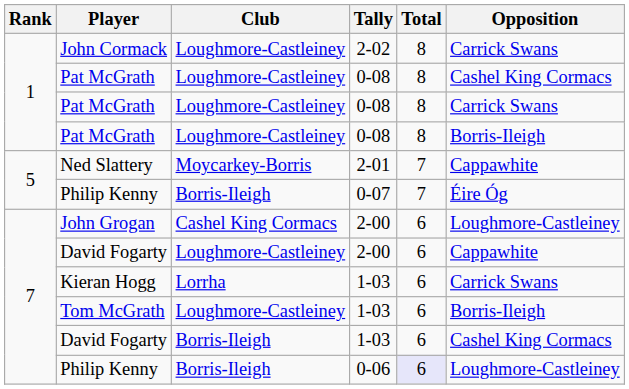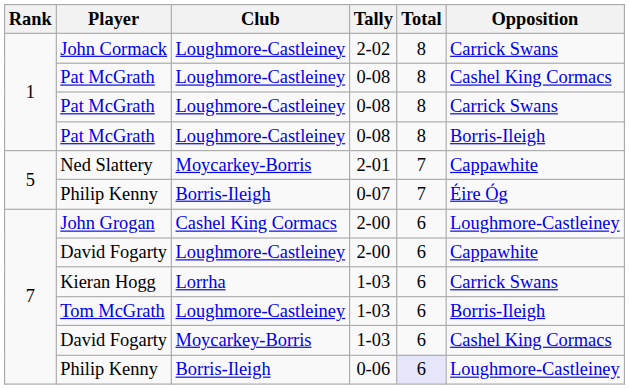(223, 340) Borris-Ileigh -> (244, 340) Moycarkey-Borris
